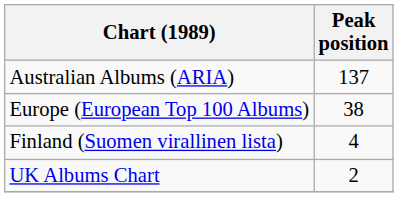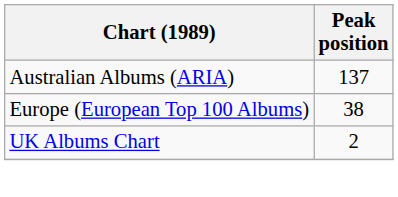- row: (146, 142)
